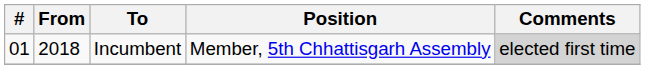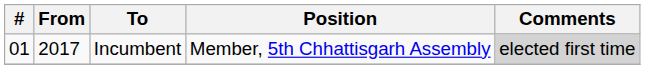(59, 49) 2018 -> (59, 49) 2017
